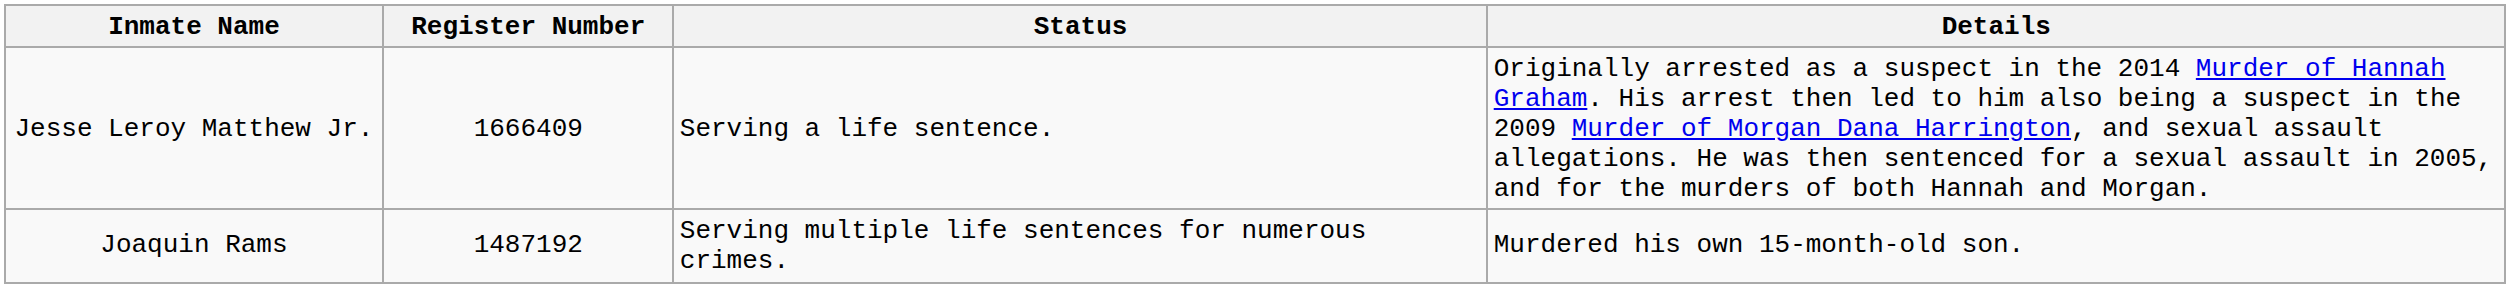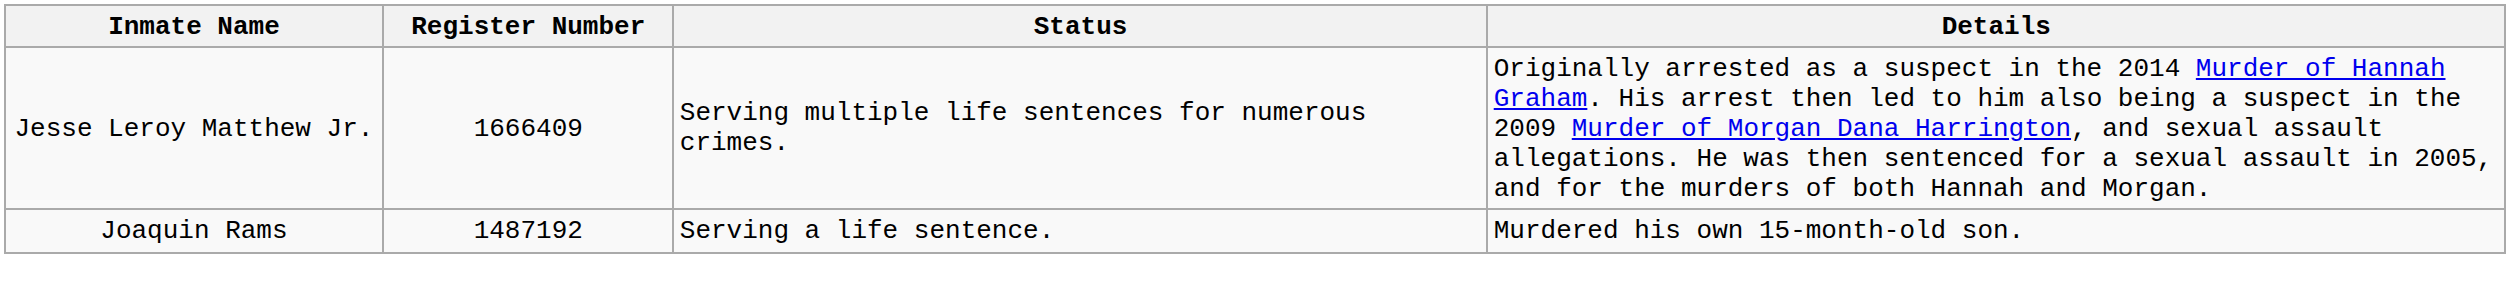(867, 129) Serving a life sentence. -> (1023, 129) Serving multiple life sentences for numerous crimes.
(1023, 246) Serving multiple life sentences for numerous crimes. -> (867, 231) Serving a life sentence.
